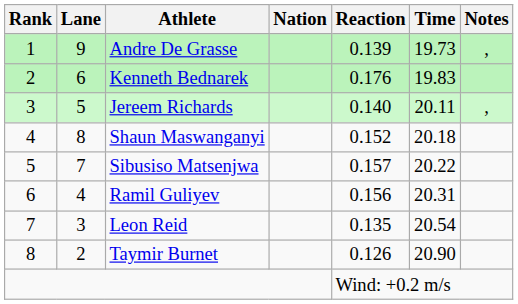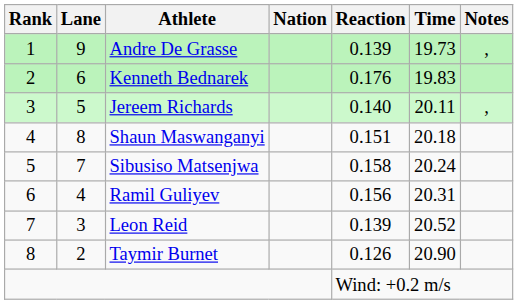(370, 136) 0.152 -> (370, 136) 0.151
(370, 166) 0.157 -> (370, 166) 0.158
(435, 166) 20.22 -> (435, 166) 20.24
(370, 225) 0.135 -> (370, 225) 0.139
(435, 225) 20.54 -> (435, 225) 20.52
